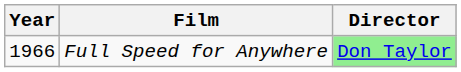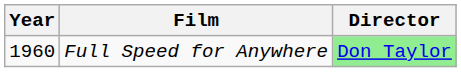(32, 51) 1966 -> (32, 51) 1960
